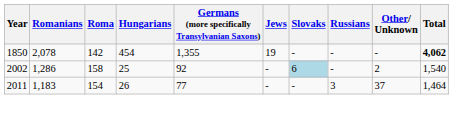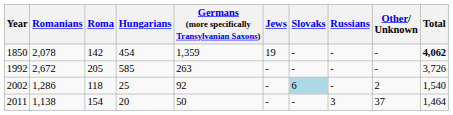(188, 52) 1,355 -> (188, 52) 1,359
+ row: (17, 69)
(95, 69) 158 -> (95, 85) 118
(44, 85) 1,183 -> (44, 102) 1,138
(124, 85) 26 -> (124, 102) 20
(181, 85) 77 -> (181, 102) 50
